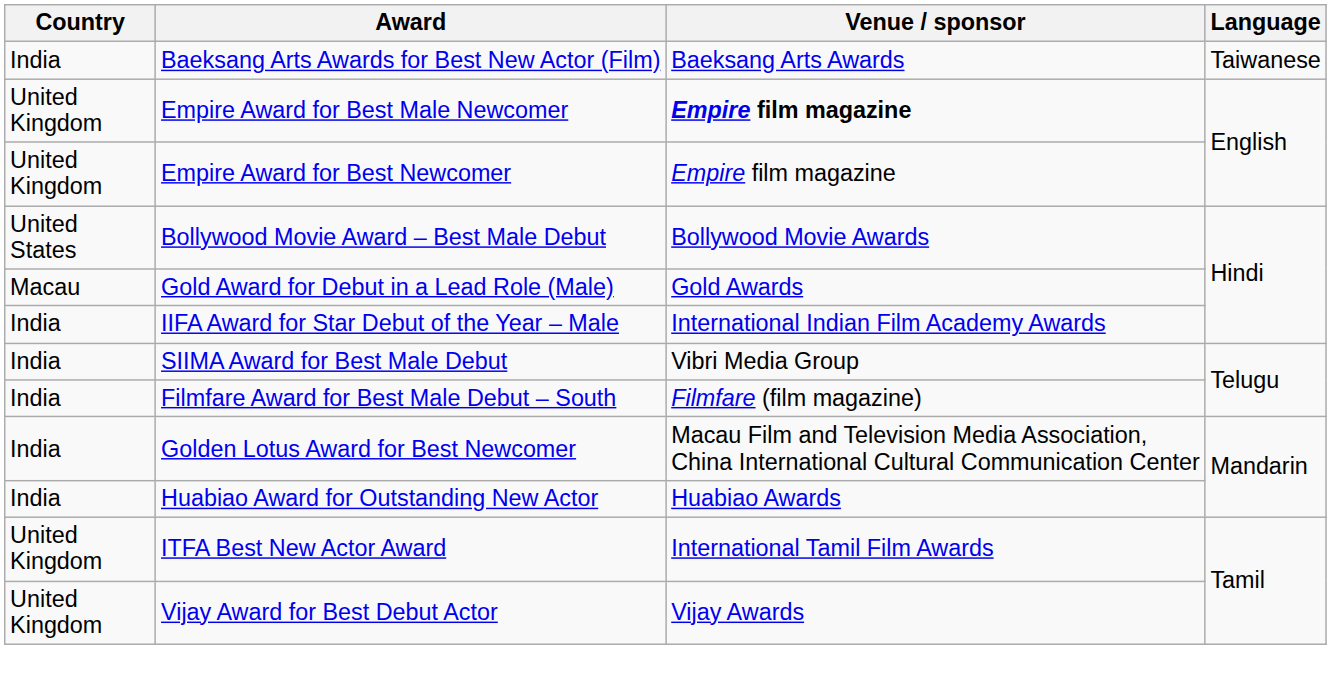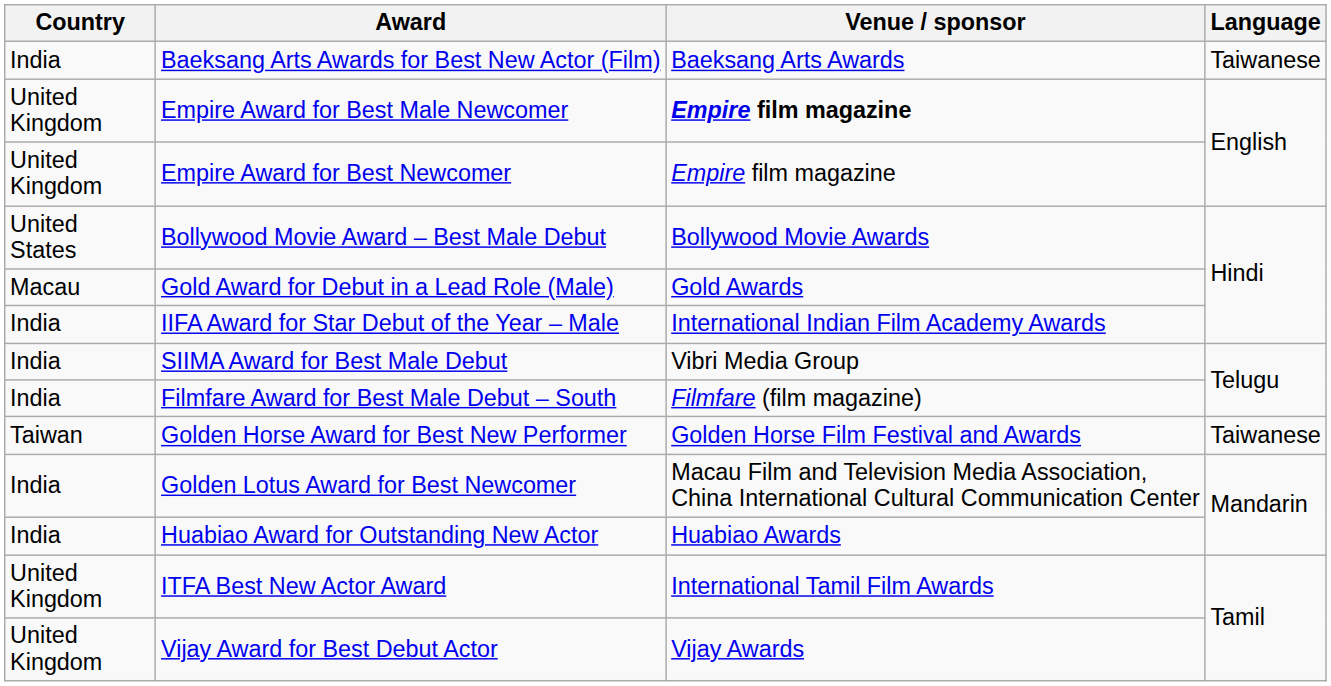+ row: (394, 435)
